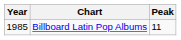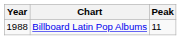(17, 27) 1985 -> (17, 27) 1988
